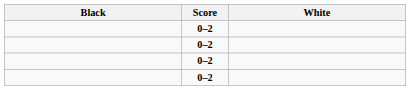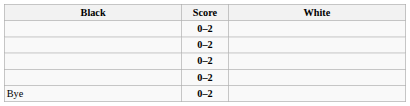+ row: (15, 93)
